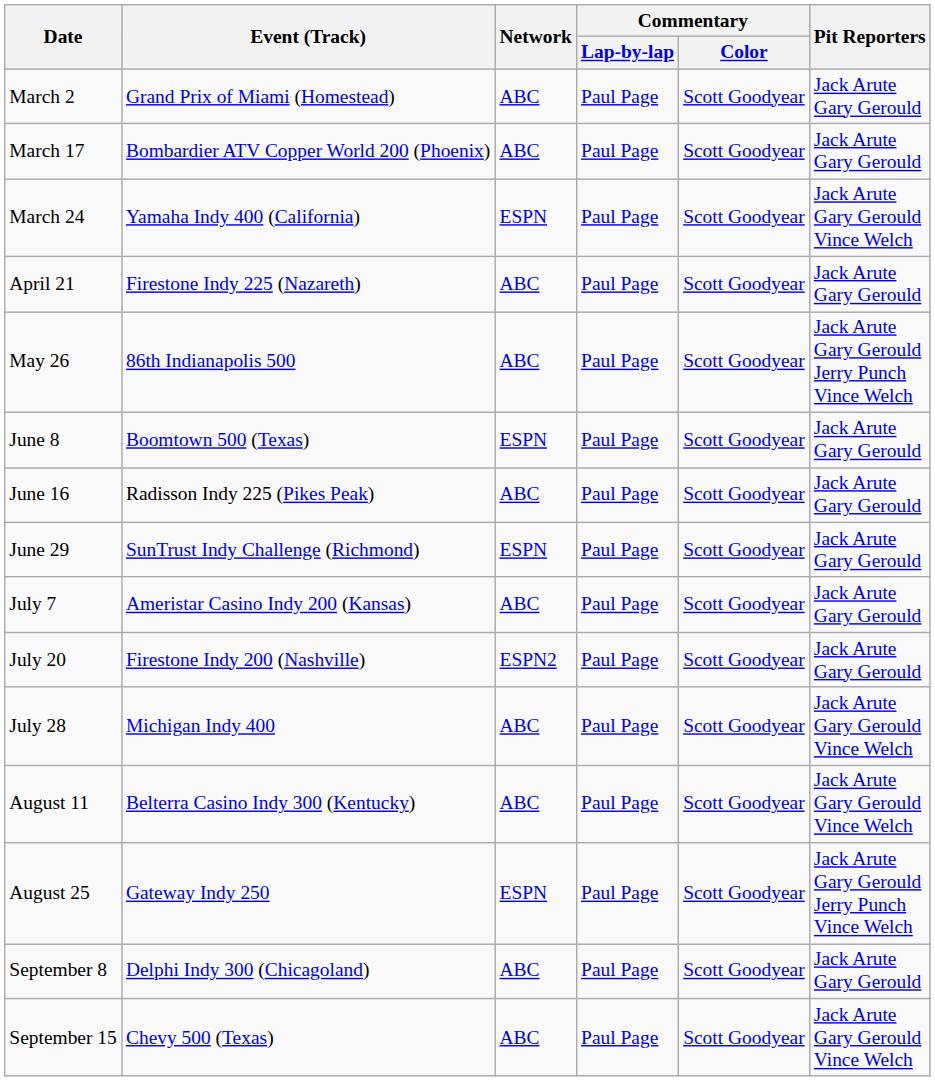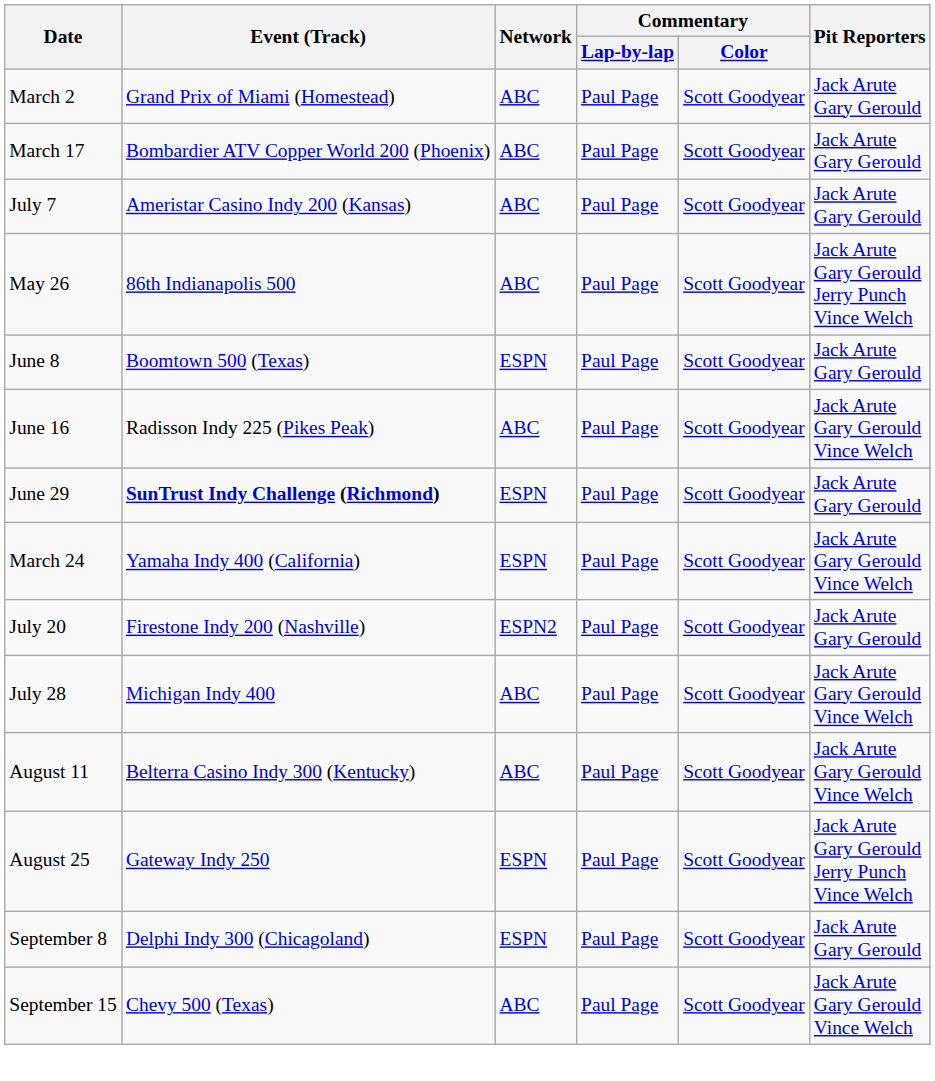rows swapped: (47, 217) <-> (33, 604)
- row: (42, 283)
(868, 494) Jack Arute Gary Gerould -> (868, 427) Jack Arute Gary Gerould Vince Welch
(273, 549) normal -> (283, 494) bold
(520, 970) ABC -> (523, 938) ESPN
